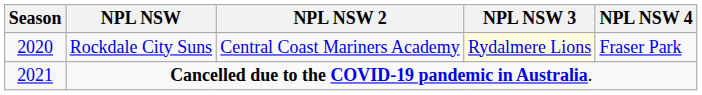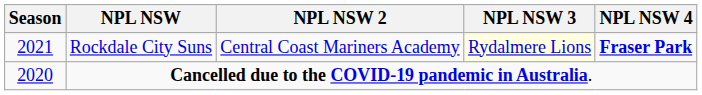(35, 47) 2020 -> (35, 47) 2021
(640, 47) normal -> (646, 47) bold
(35, 75) 2021 -> (35, 75) 2020
